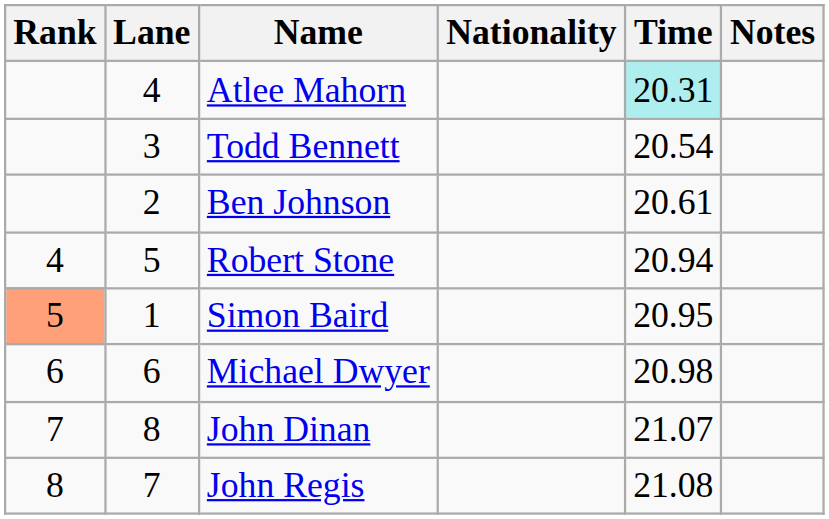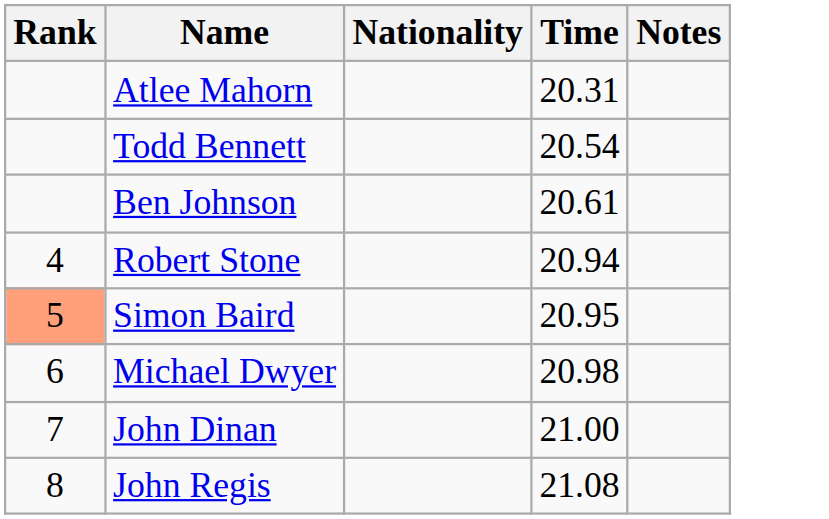- column: (152, 32)
(673, 89) paleturquoise background -> (580, 89) no background
(673, 428) 21.07 -> (580, 428) 21.00
